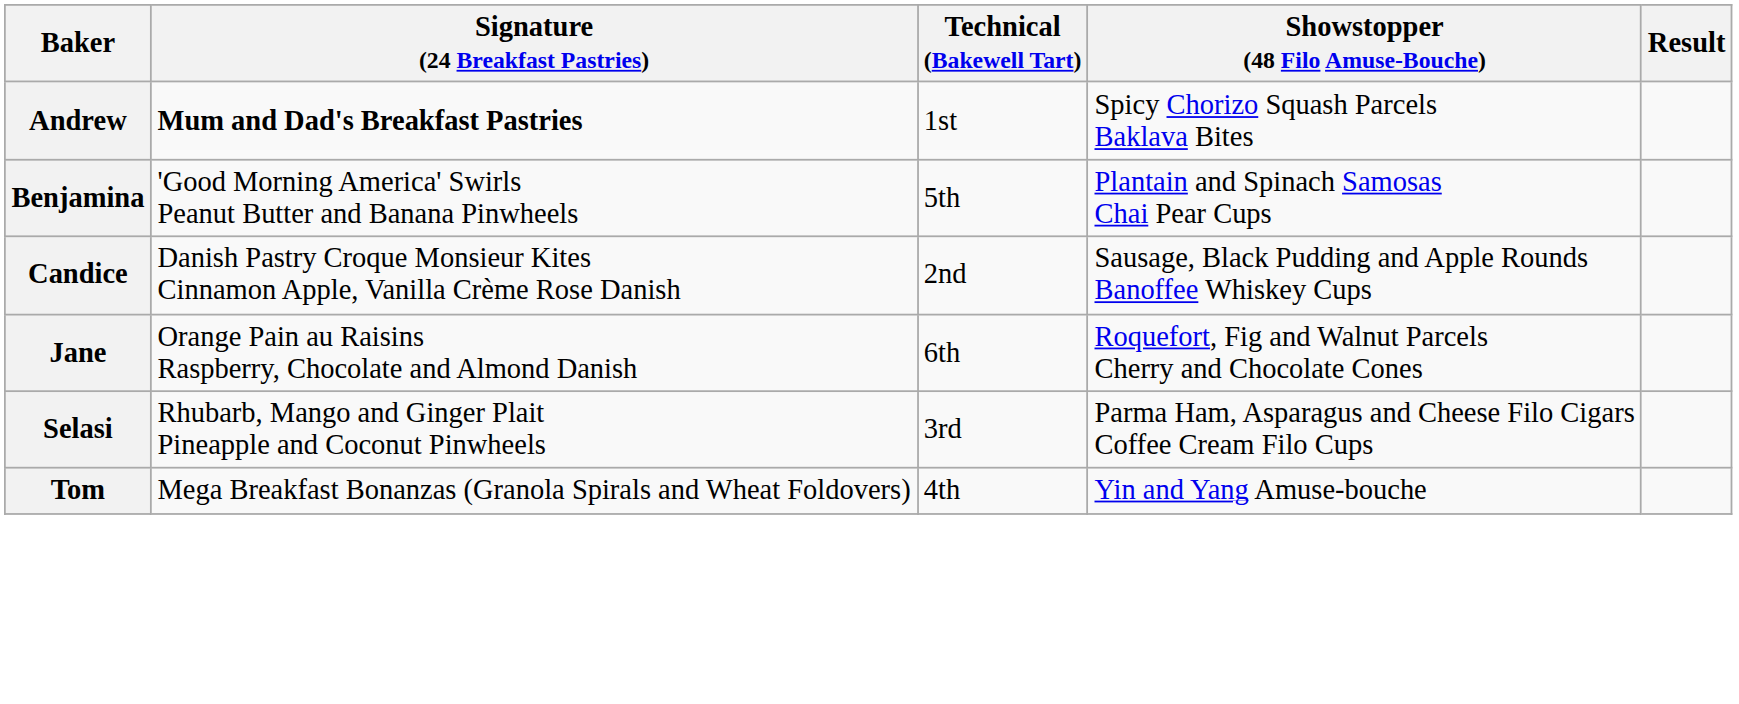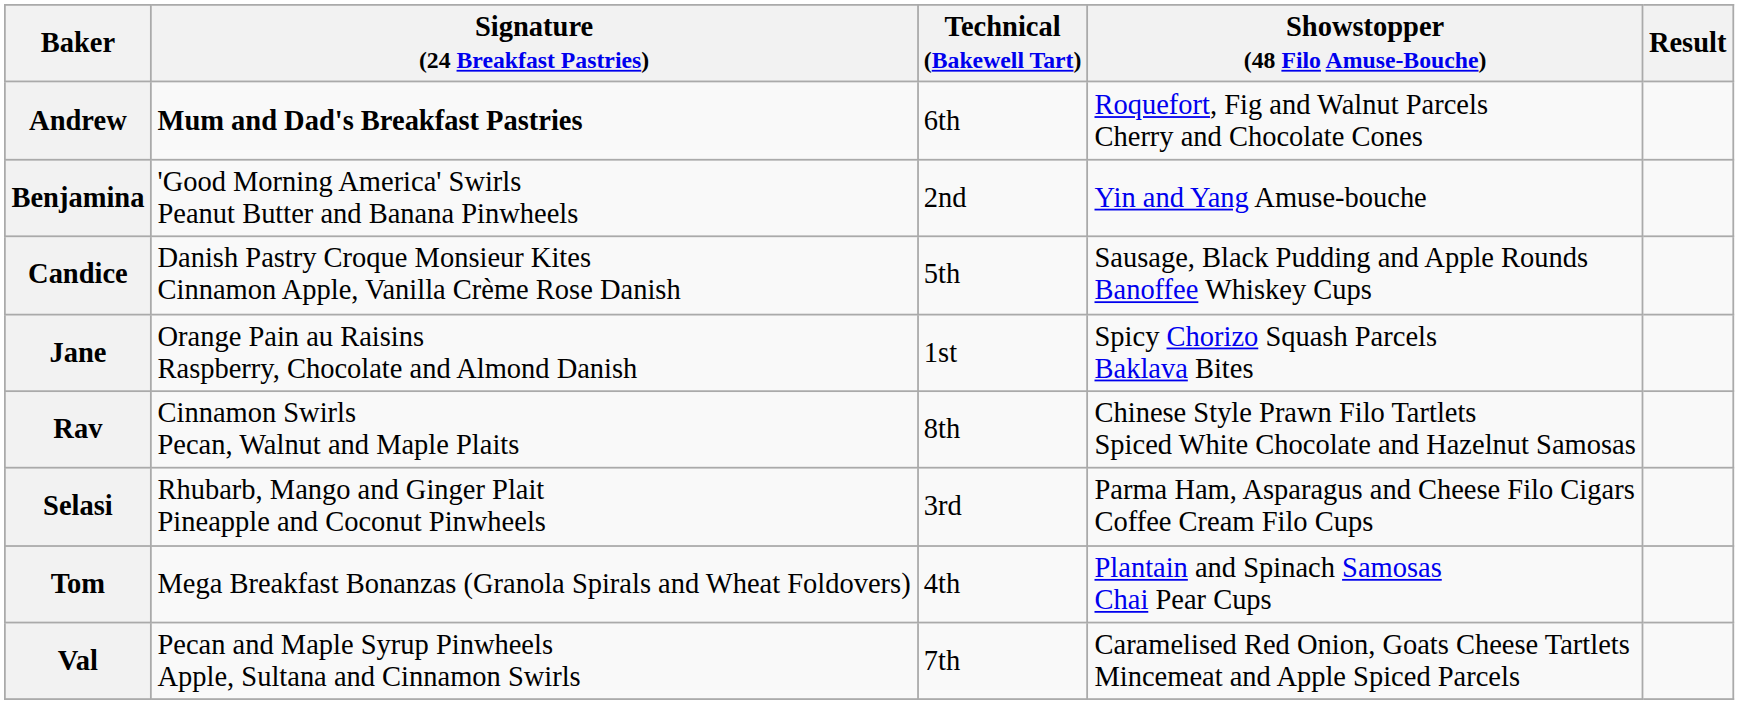(940, 120) 1st -> (942, 120) 6th
(1266, 120) Spicy Chorizo Squash Parcels Baklava Bites -> (1291, 120) Roquefort, Fig and Walnut Parcels Cherry and Chocolate Cones
(942, 197) 5th -> (945, 197) 2nd
(1268, 197) Plantain and Spinach Samosas Chai Pear Cups -> (1261, 197) Yin and Yang Amuse-bouche
(945, 274) 2nd -> (942, 274) 5th
(942, 351) 6th -> (940, 351) 1st
(1291, 351) Roquefort, Fig and Walnut Parcels Cherry and Chocolate Cones -> (1266, 351) Spicy Chorizo Squash Parcels Baklava Bites
+ row: (78, 429)
(1261, 490) Yin and Yang Amuse-bouche -> (1268, 583) Plantain and Spinach Samosas Chai Pear Cups
+ row: (78, 660)
